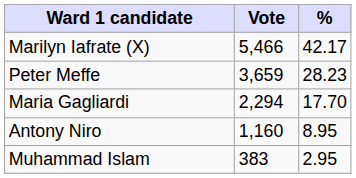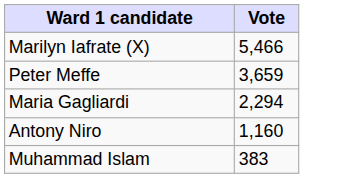- column: (325, 18)
